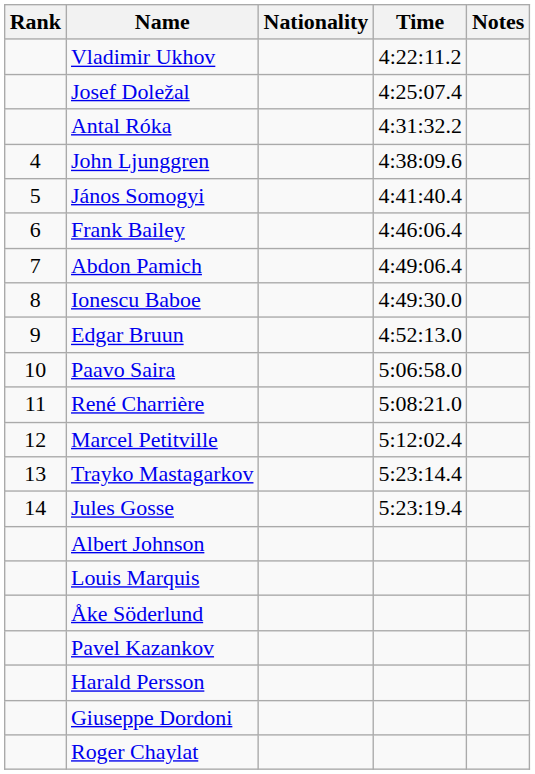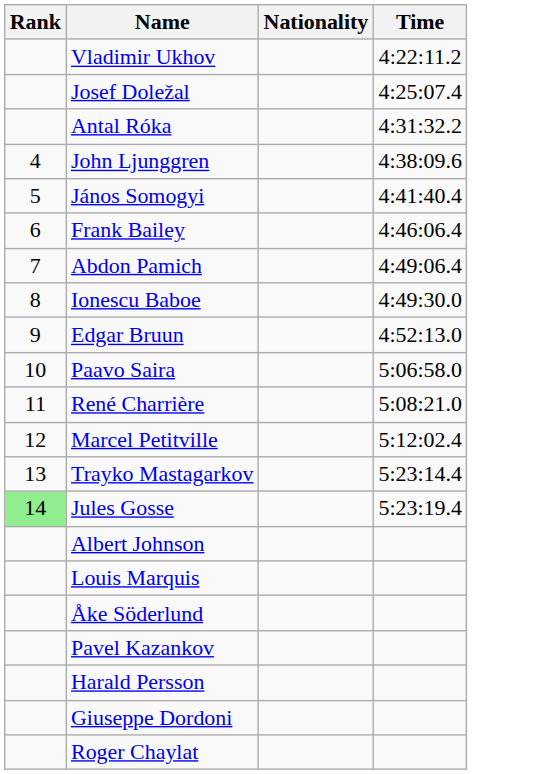- column: (498, 21)
(35, 508) no background -> (35, 508) lightgreen background
